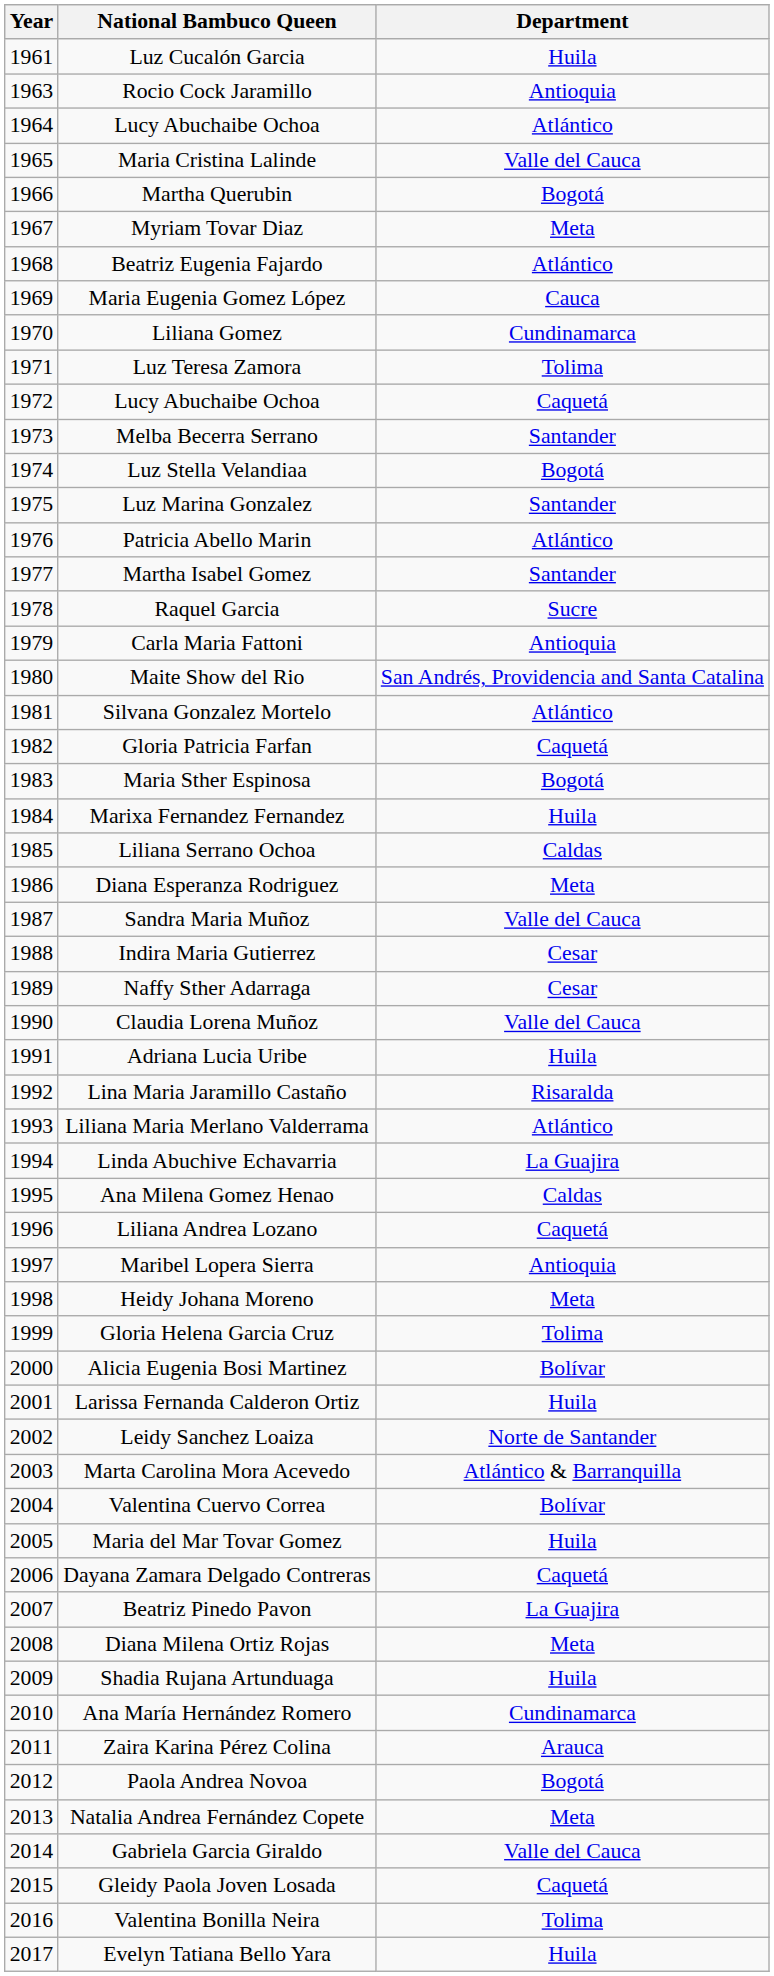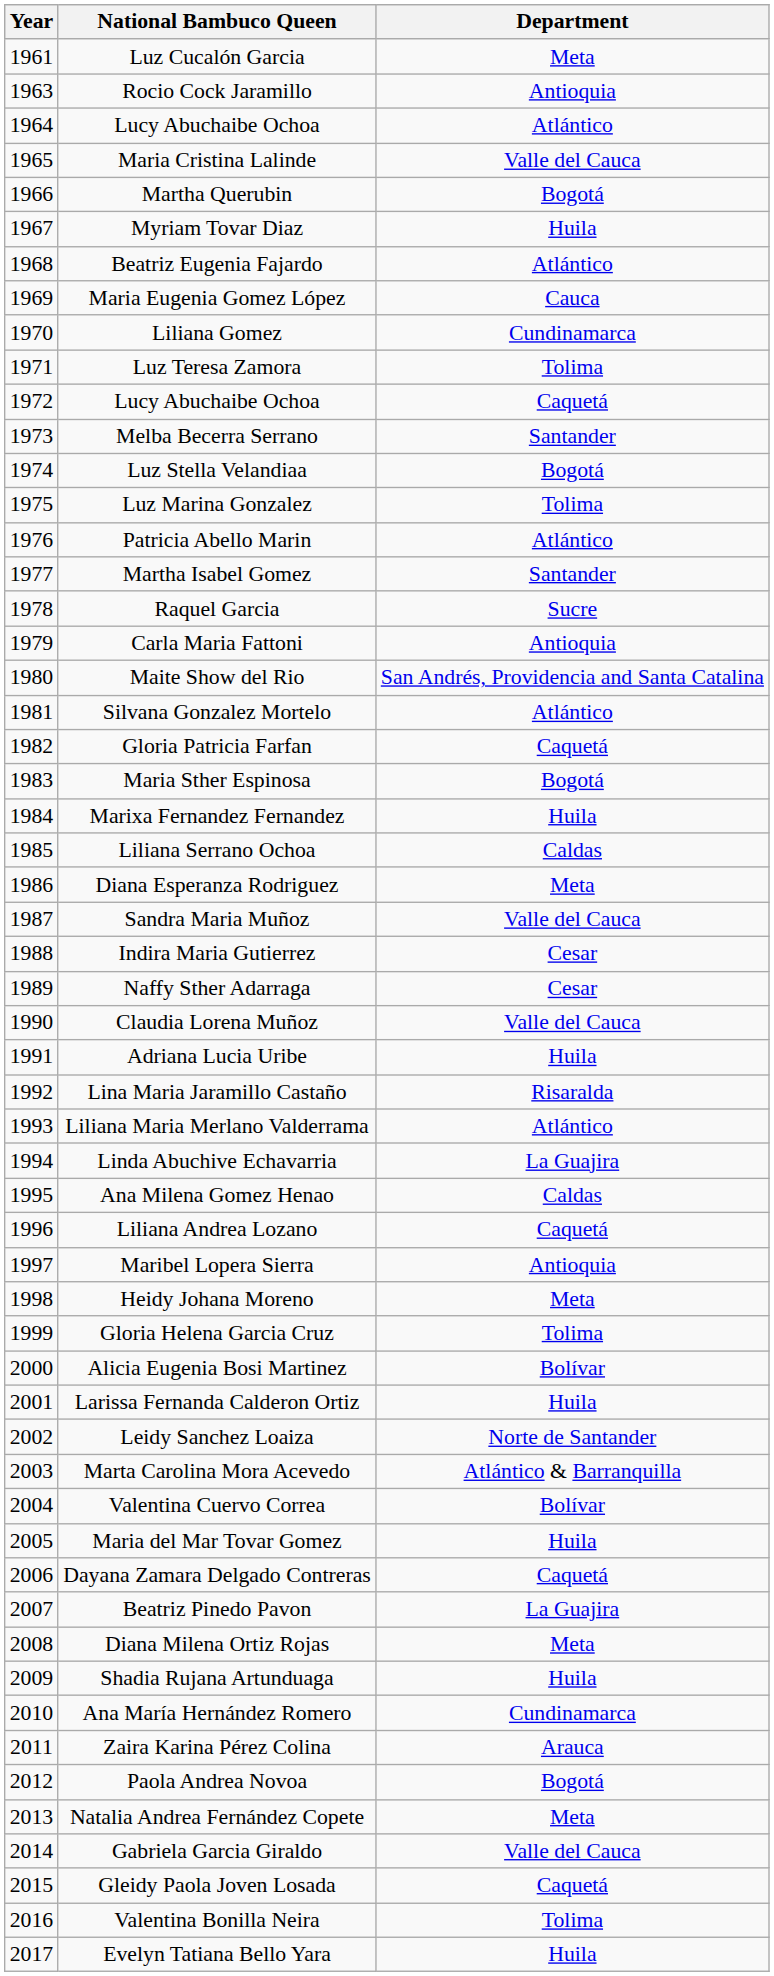(572, 56) Huila -> (572, 56) Meta
(572, 228) Meta -> (572, 228) Huila
(572, 504) Santander -> (572, 504) Tolima
